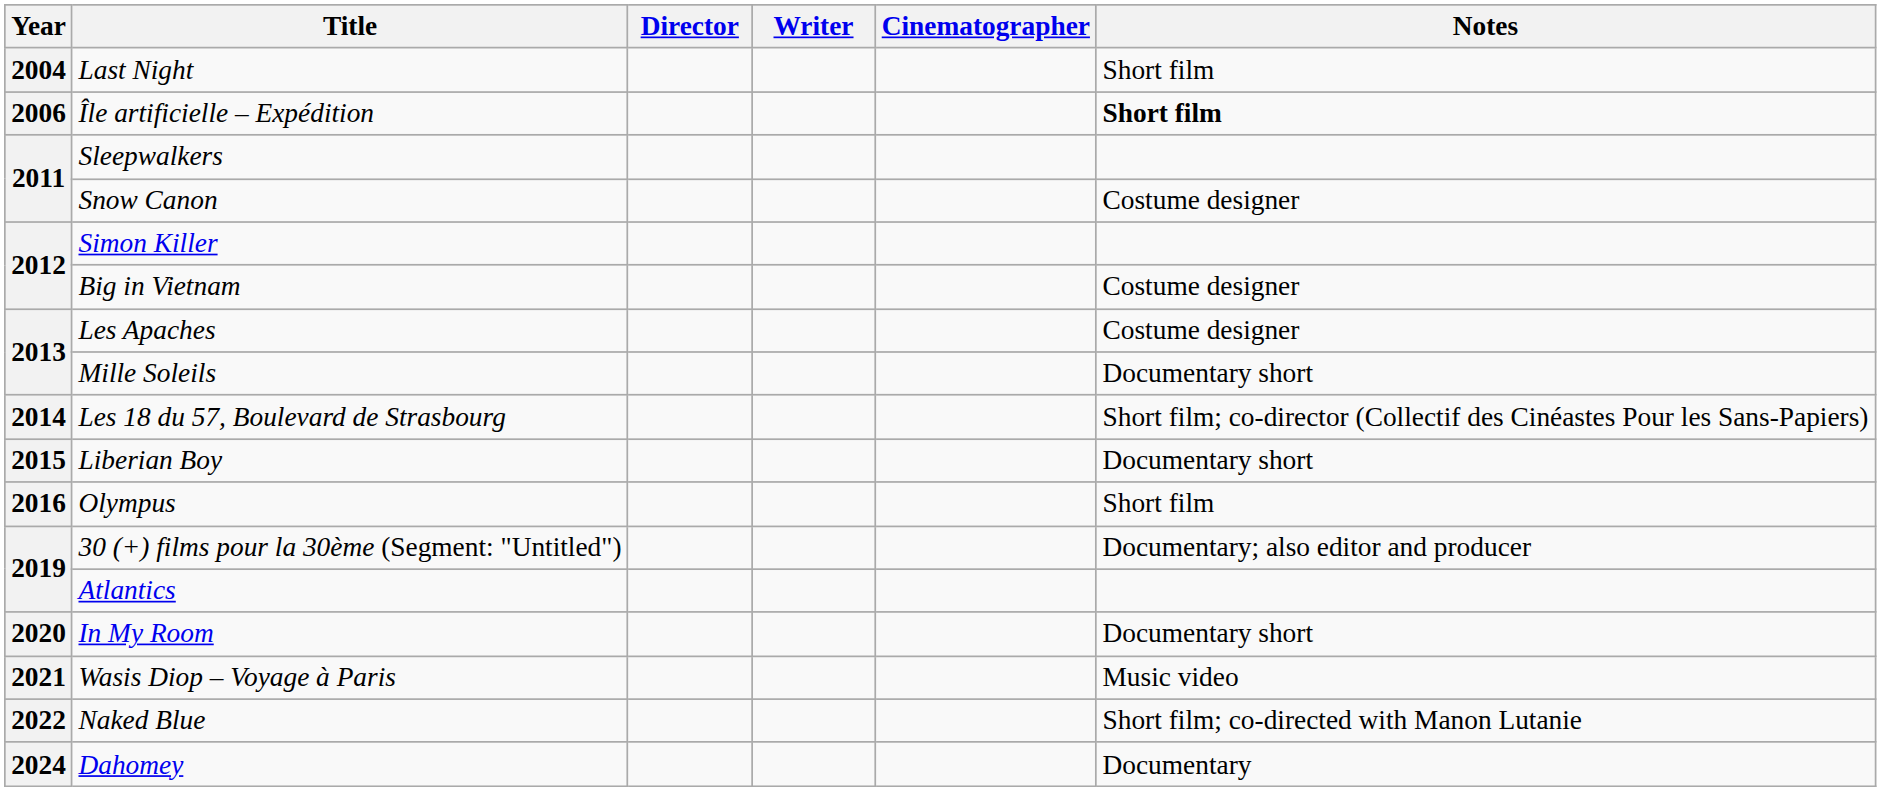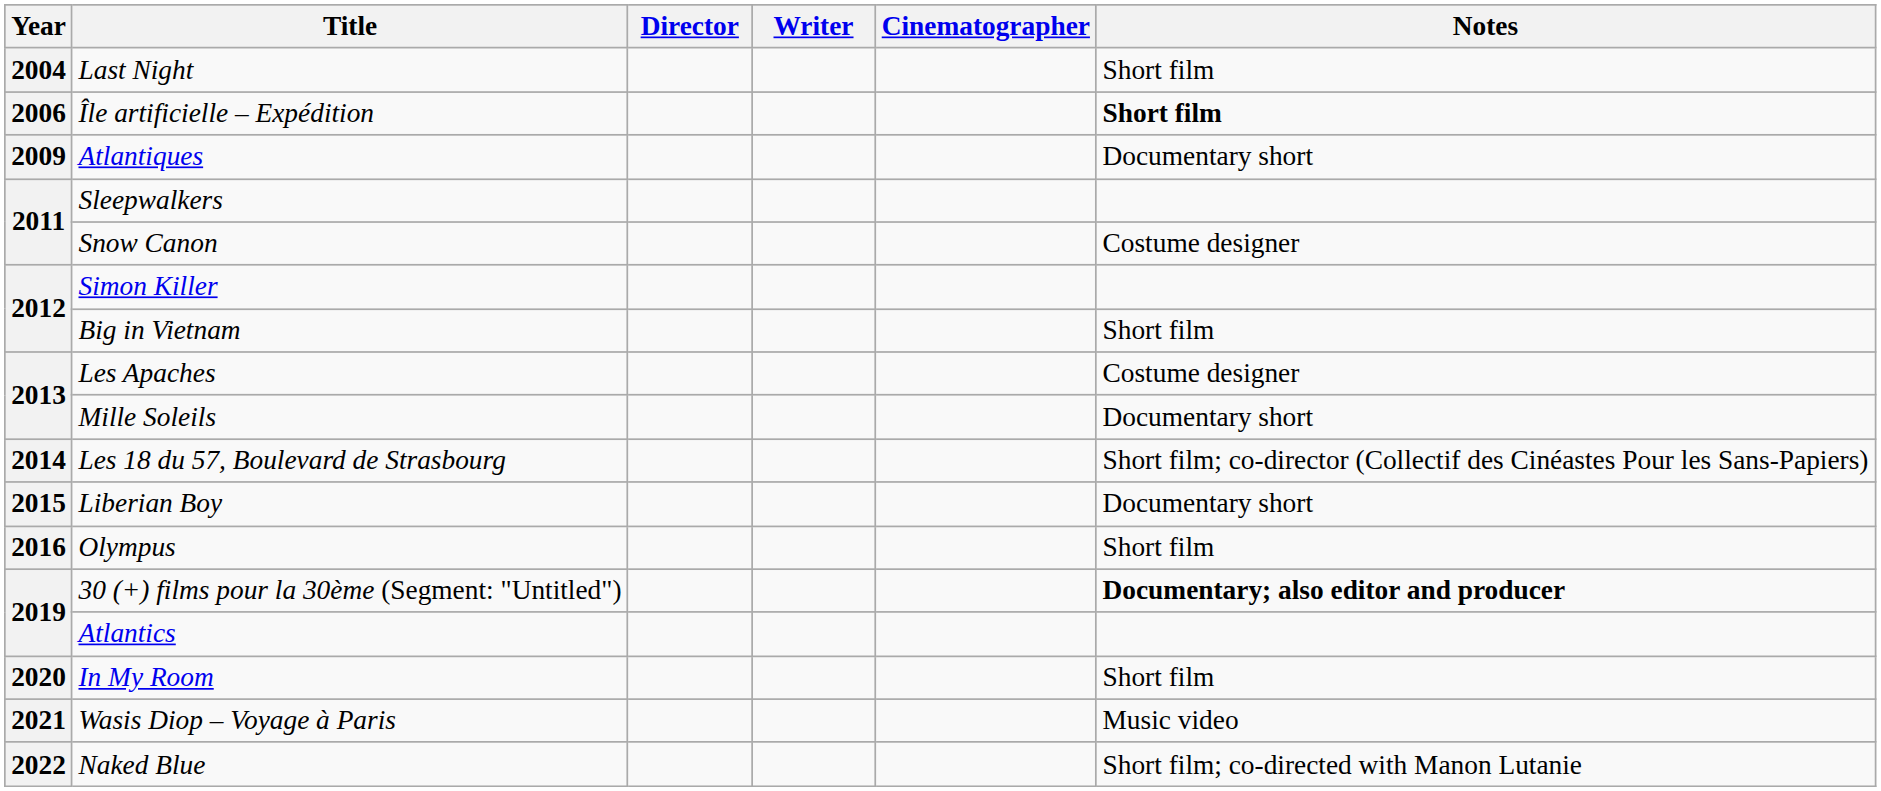+ row: (141, 156)
(1201, 286) Costume designer -> (1158, 329) Short film
(1317, 546) normal -> (1334, 590) bold
(1208, 633) Documentary short -> (1158, 677) Short film
- row: (131, 763)
